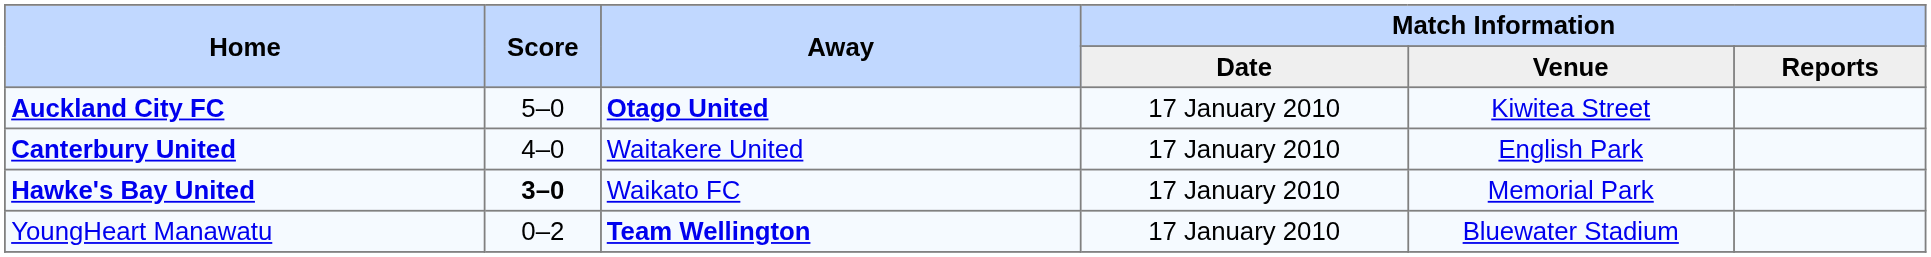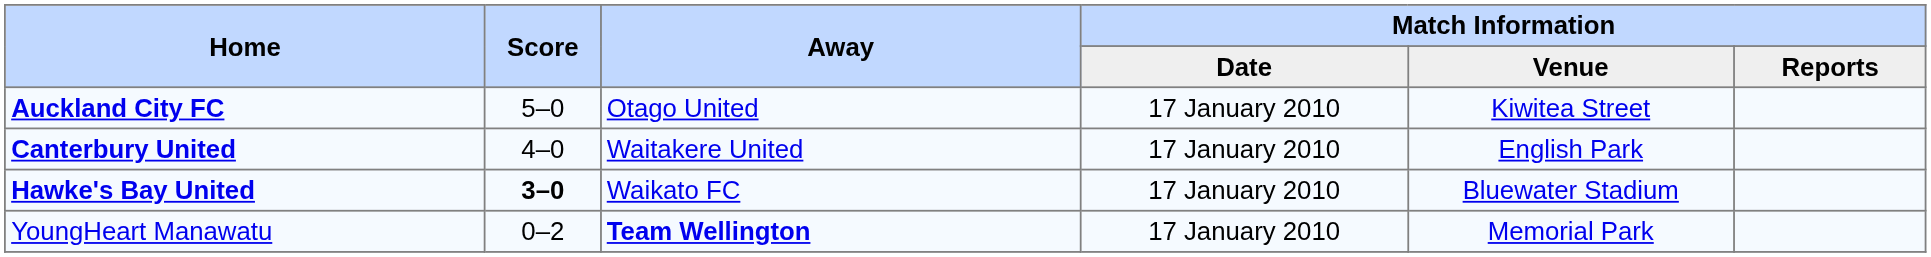(688, 108) bold -> (683, 108) normal
(1571, 190) Memorial Park -> (1571, 190) Bluewater Stadium
(1571, 231) Bluewater Stadium -> (1571, 231) Memorial Park
